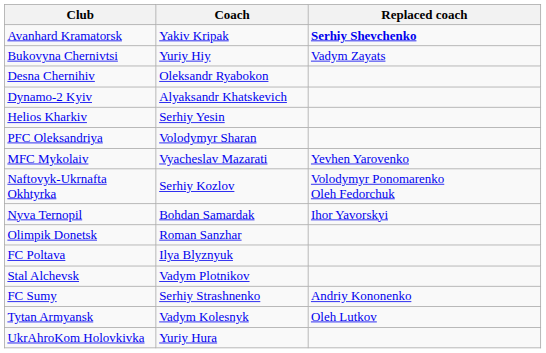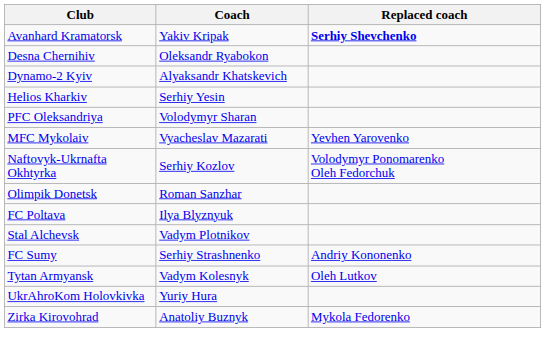- row: (63, 55)
- row: (45, 214)
+ row: (53, 317)
